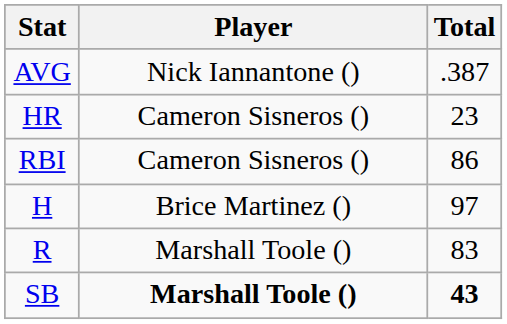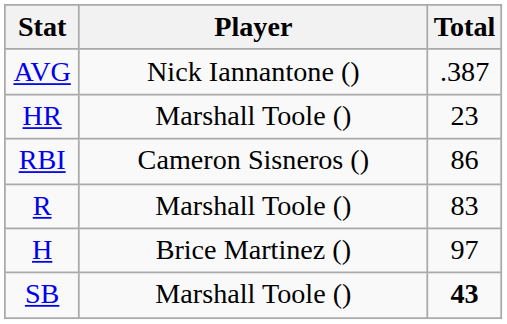(253, 116) Cameron Sisneros () -> (253, 116) Marshall Toole ()
rows swapped: (42, 250) <-> (42, 205)
(253, 294) bold -> (253, 294) normal
